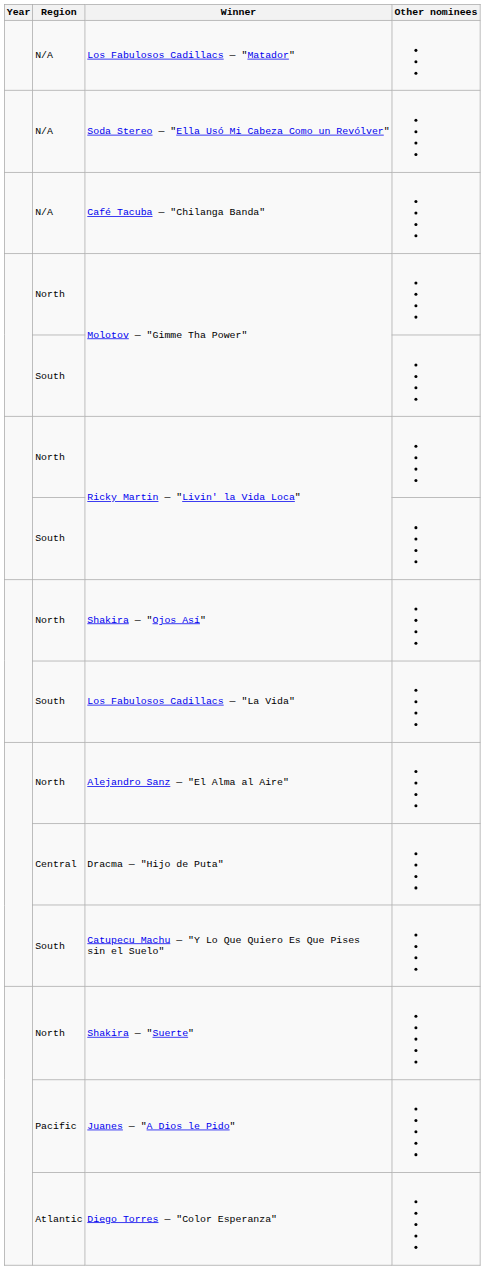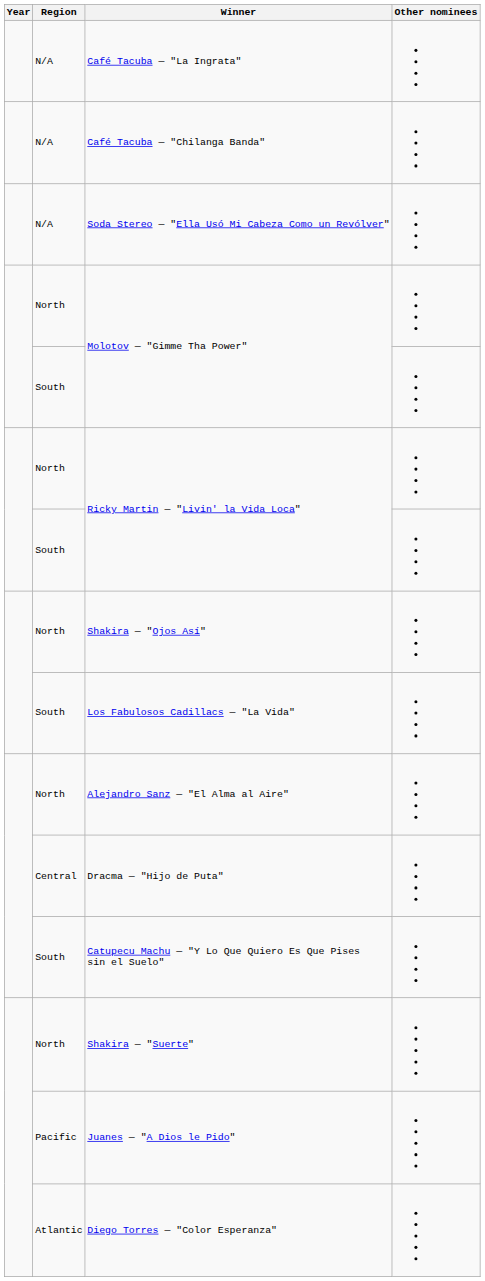- row: (44, 56)
+ row: (44, 61)
rows swapped: (44, 131) <-> (44, 213)
